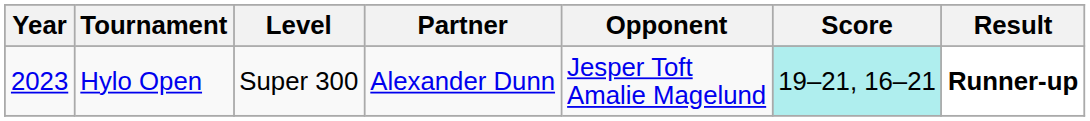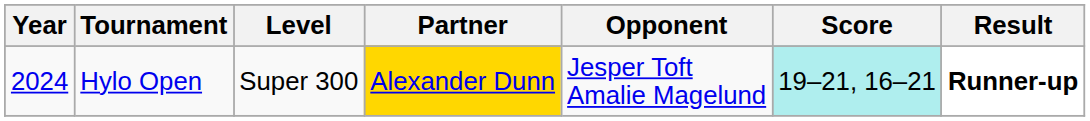(40, 81) 2023 -> (40, 81) 2024
(463, 81) no background -> (463, 81) gold background
